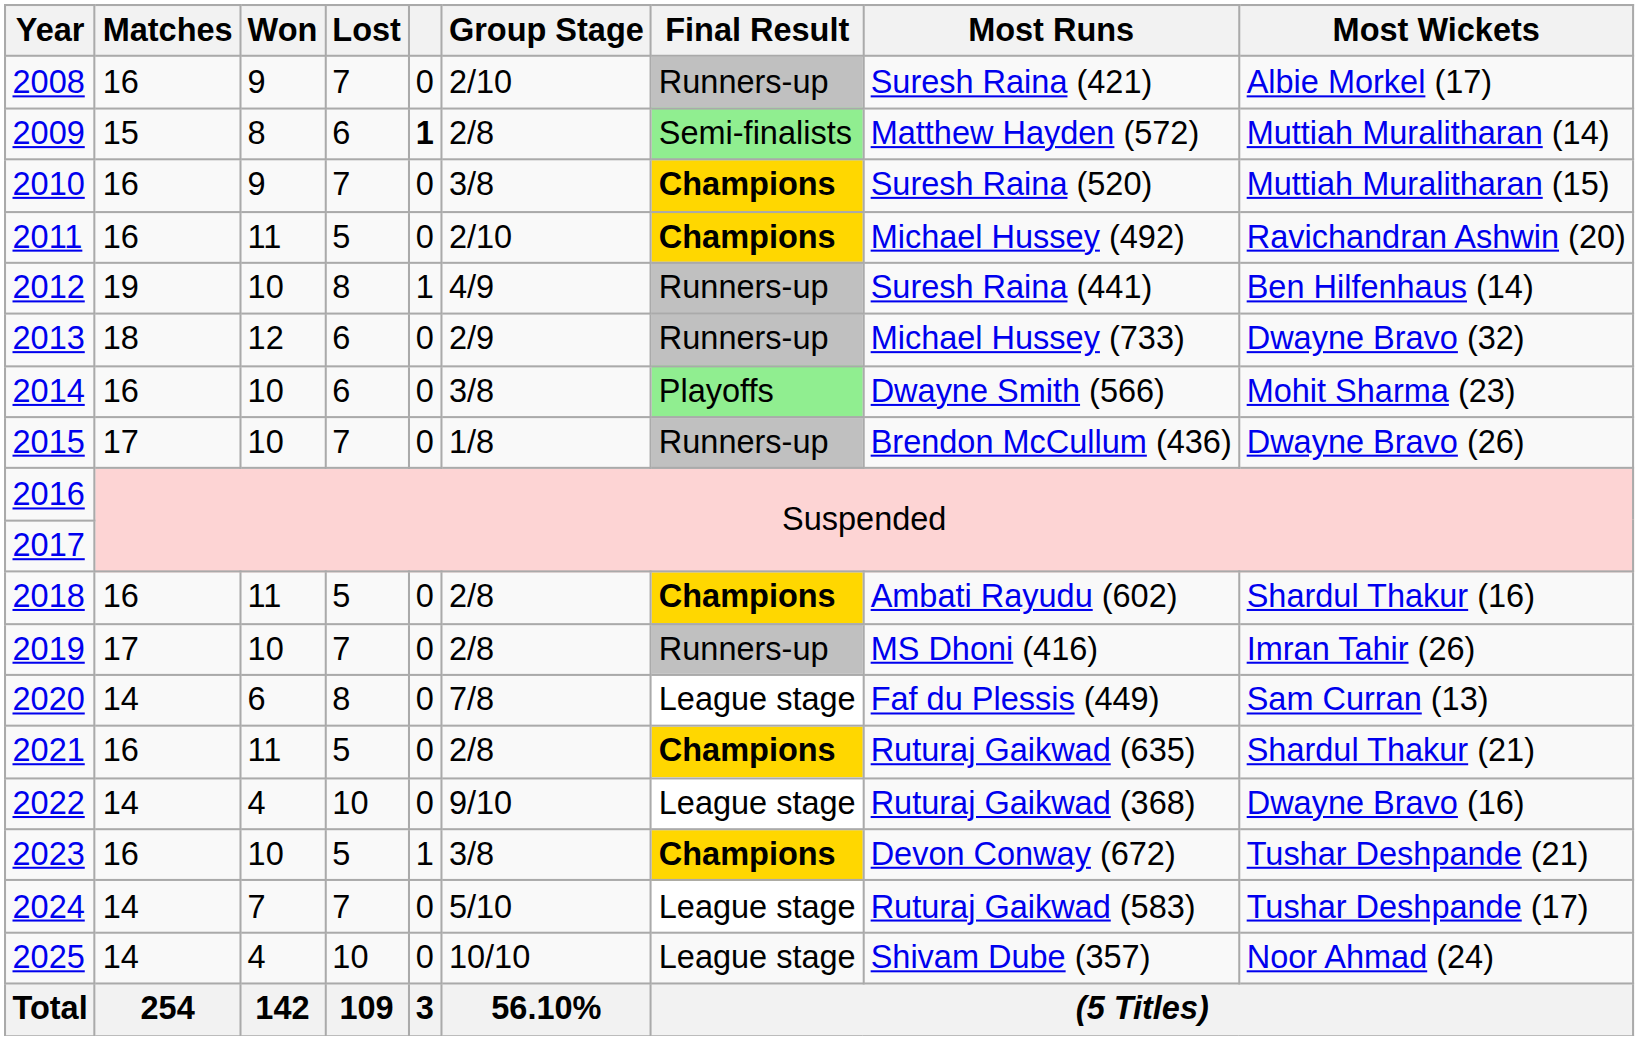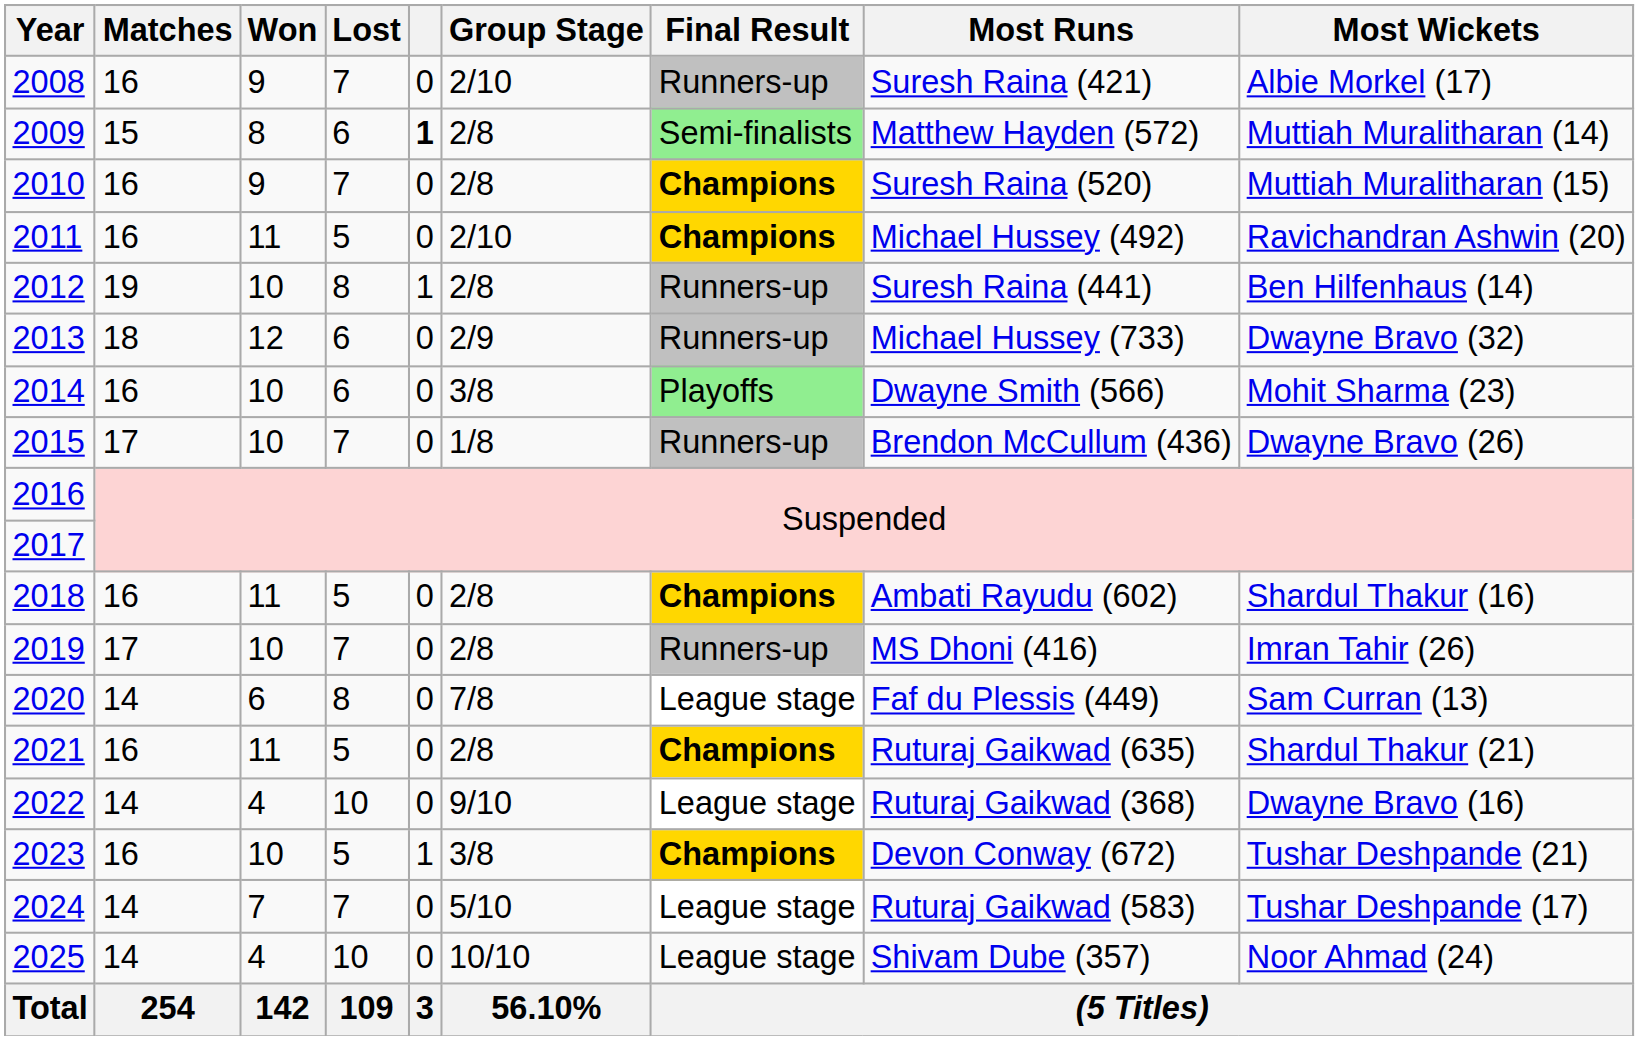(472, 184) 3/8 -> (472, 184) 2/8
(472, 287) 4/9 -> (472, 287) 2/8
